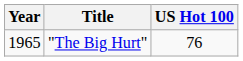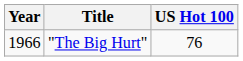(24, 42) 1965 -> (24, 42) 1966
